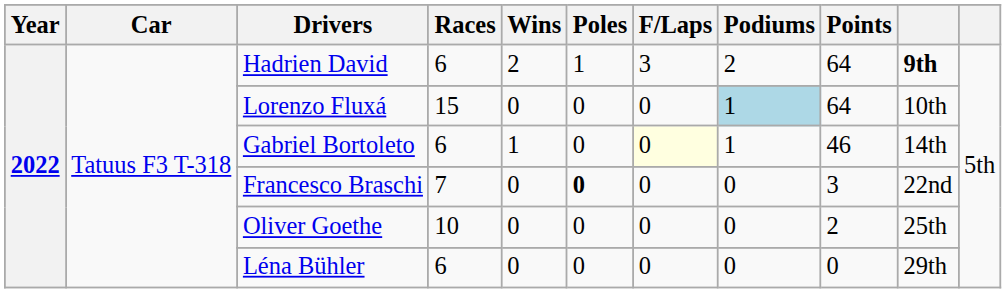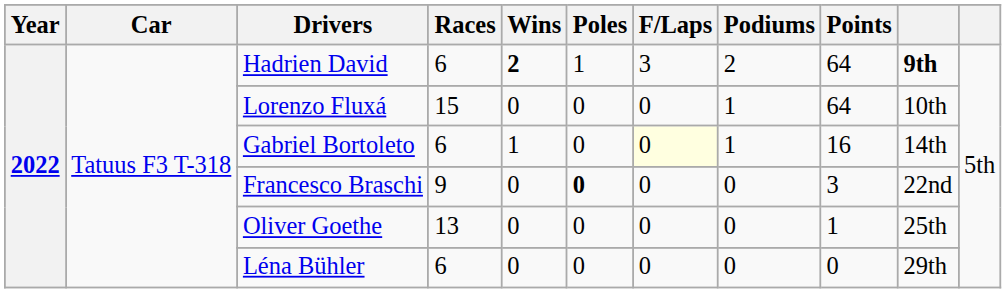(513, 64) normal -> (513, 64) bold
(730, 105) lightblue background -> (730, 105) no background
(839, 145) 46 -> (839, 145) 16
(441, 185) 7 -> (441, 185) 9
(447, 226) 10 -> (447, 226) 13
(833, 226) 2 -> (833, 226) 1
